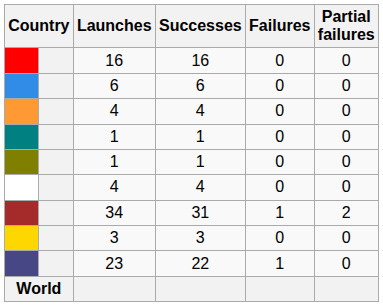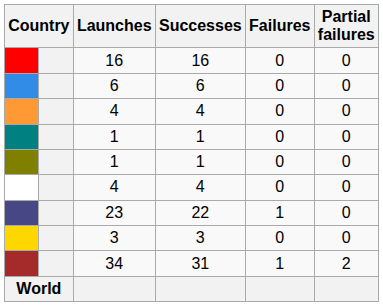rows swapped: (114, 212) <-> (114, 263)
